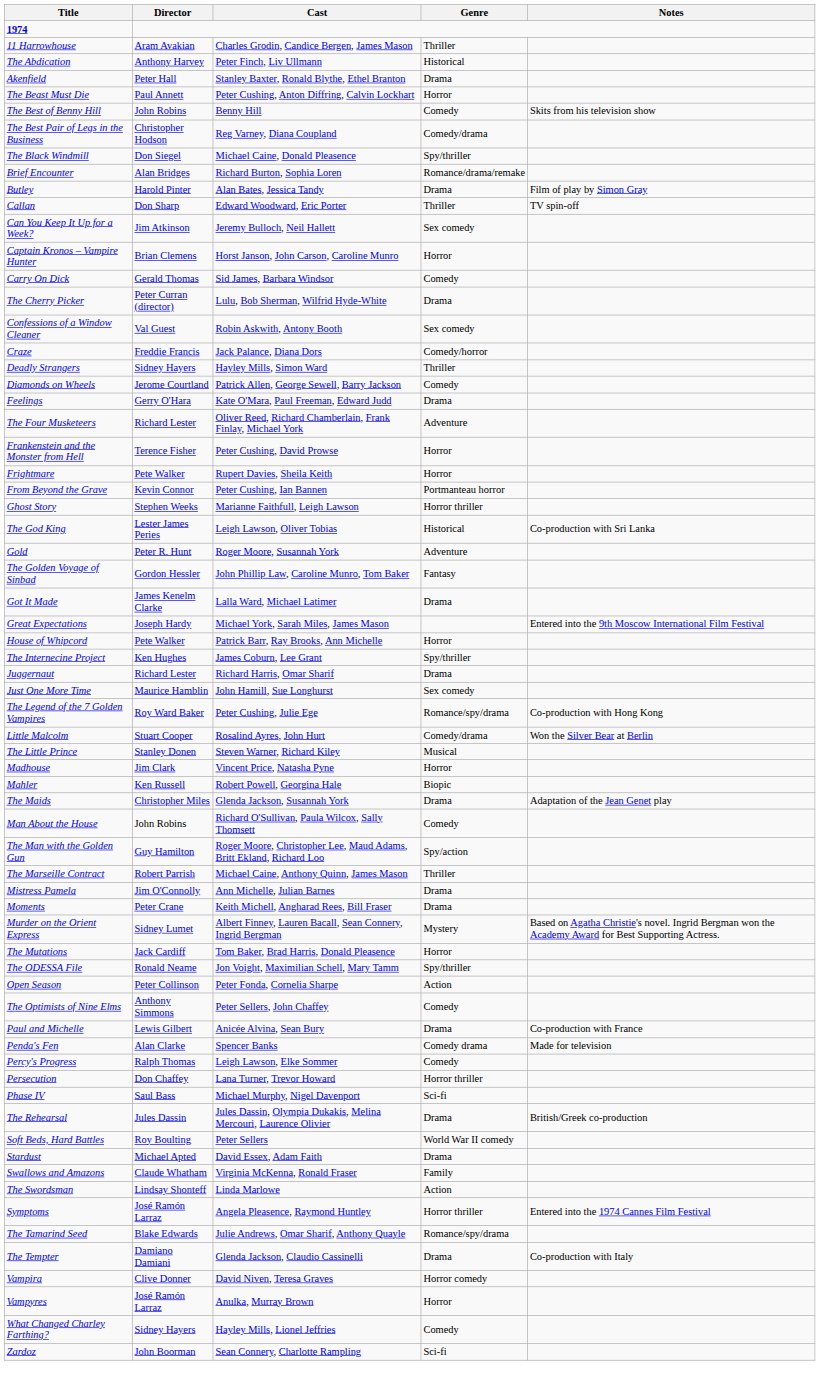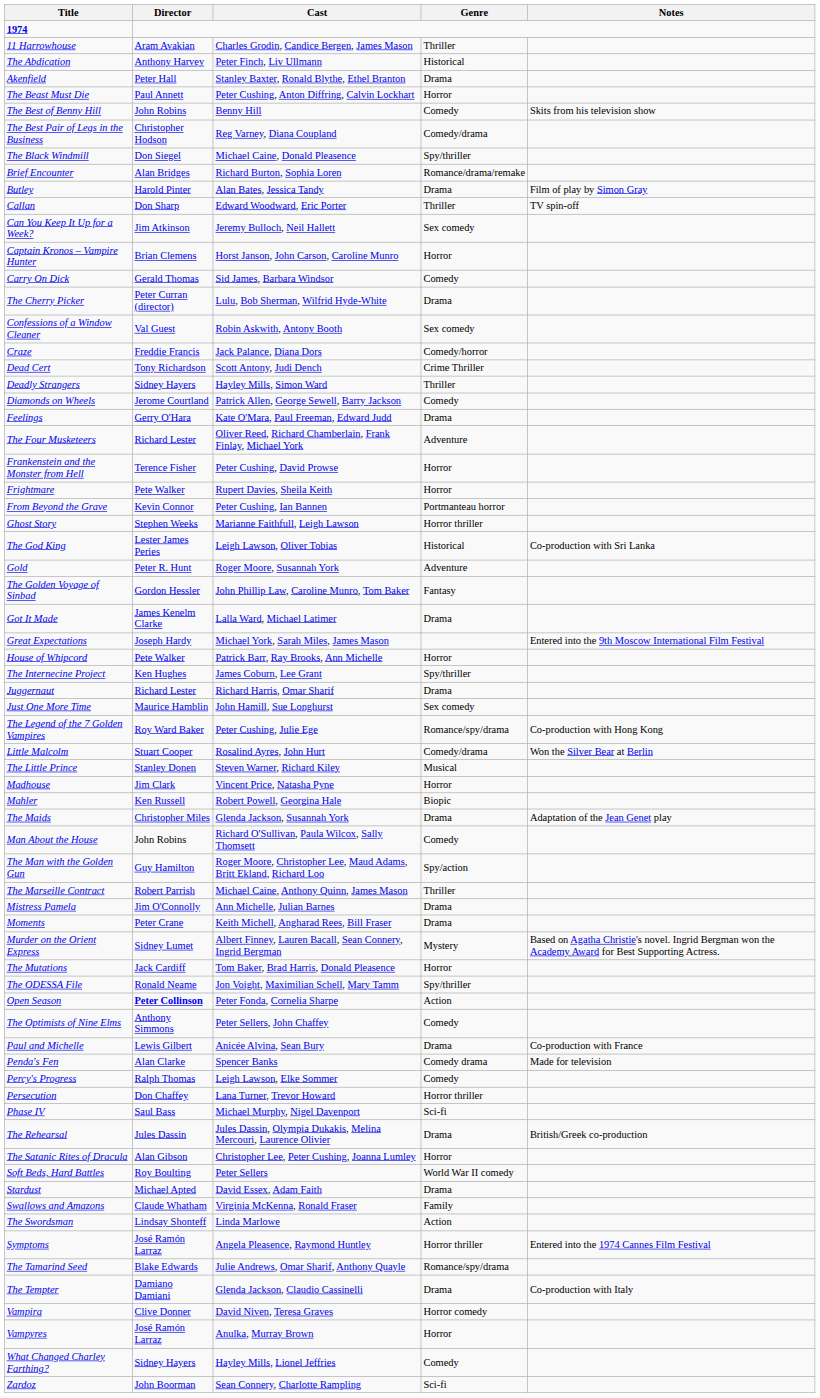+ row: (29, 368)
(167, 984) normal -> (169, 1001) bold
+ row: (67, 1156)
